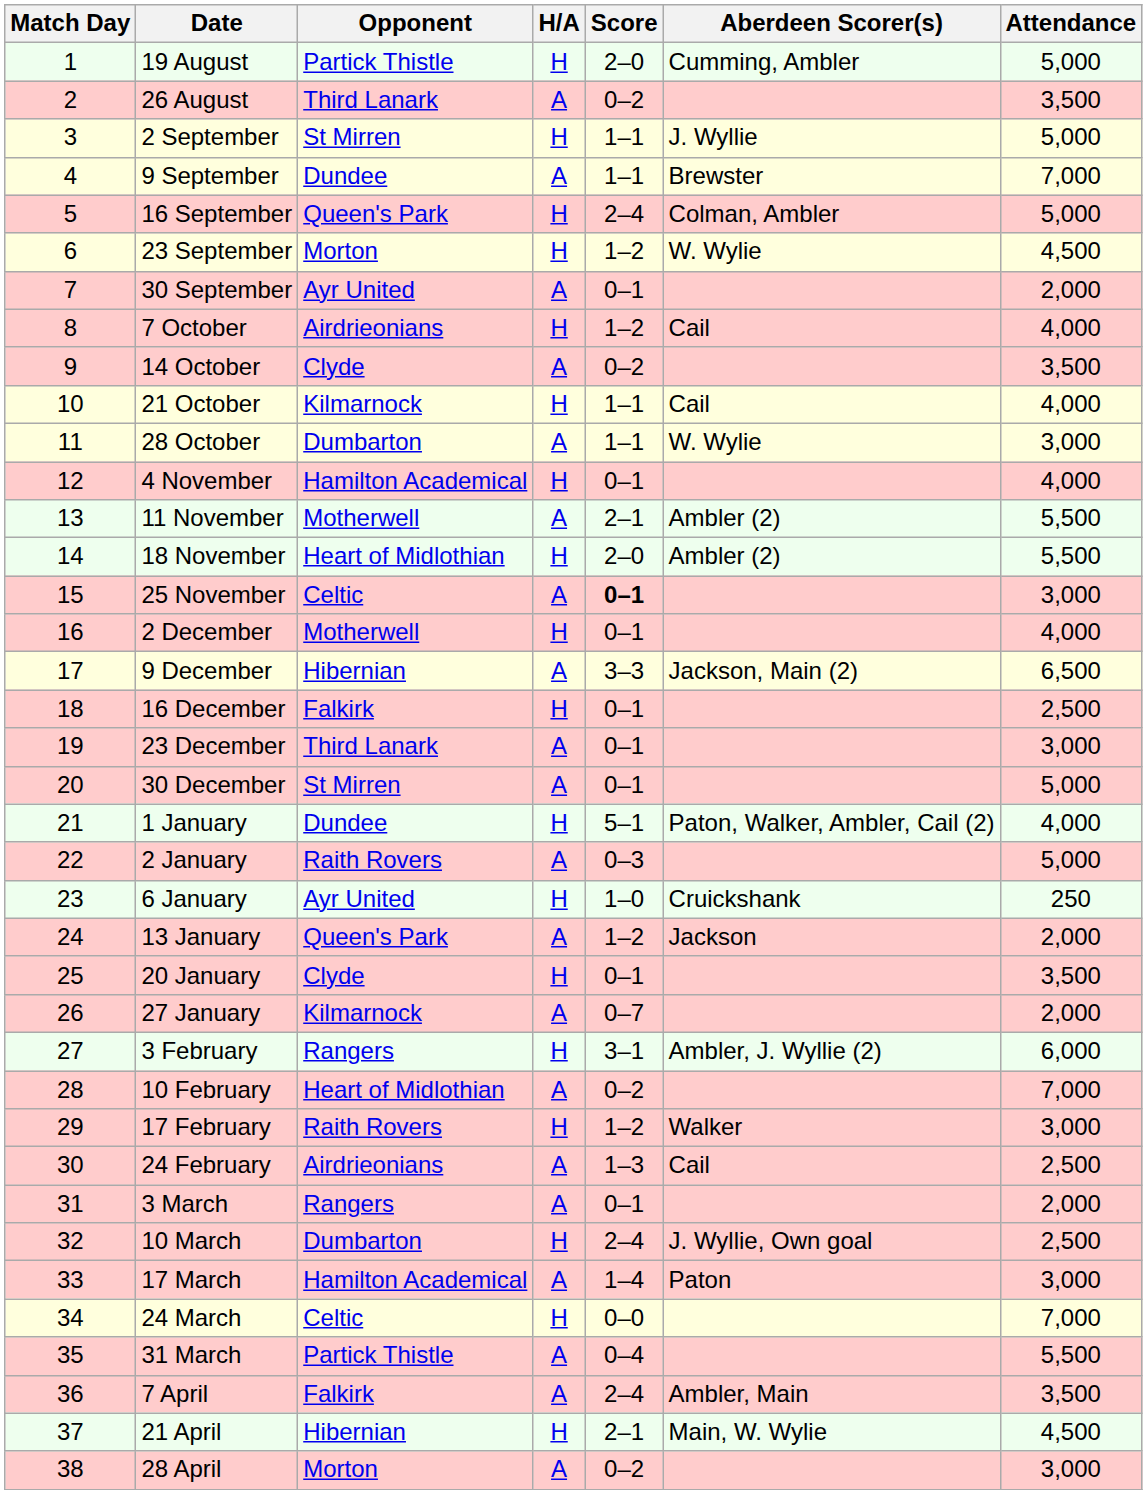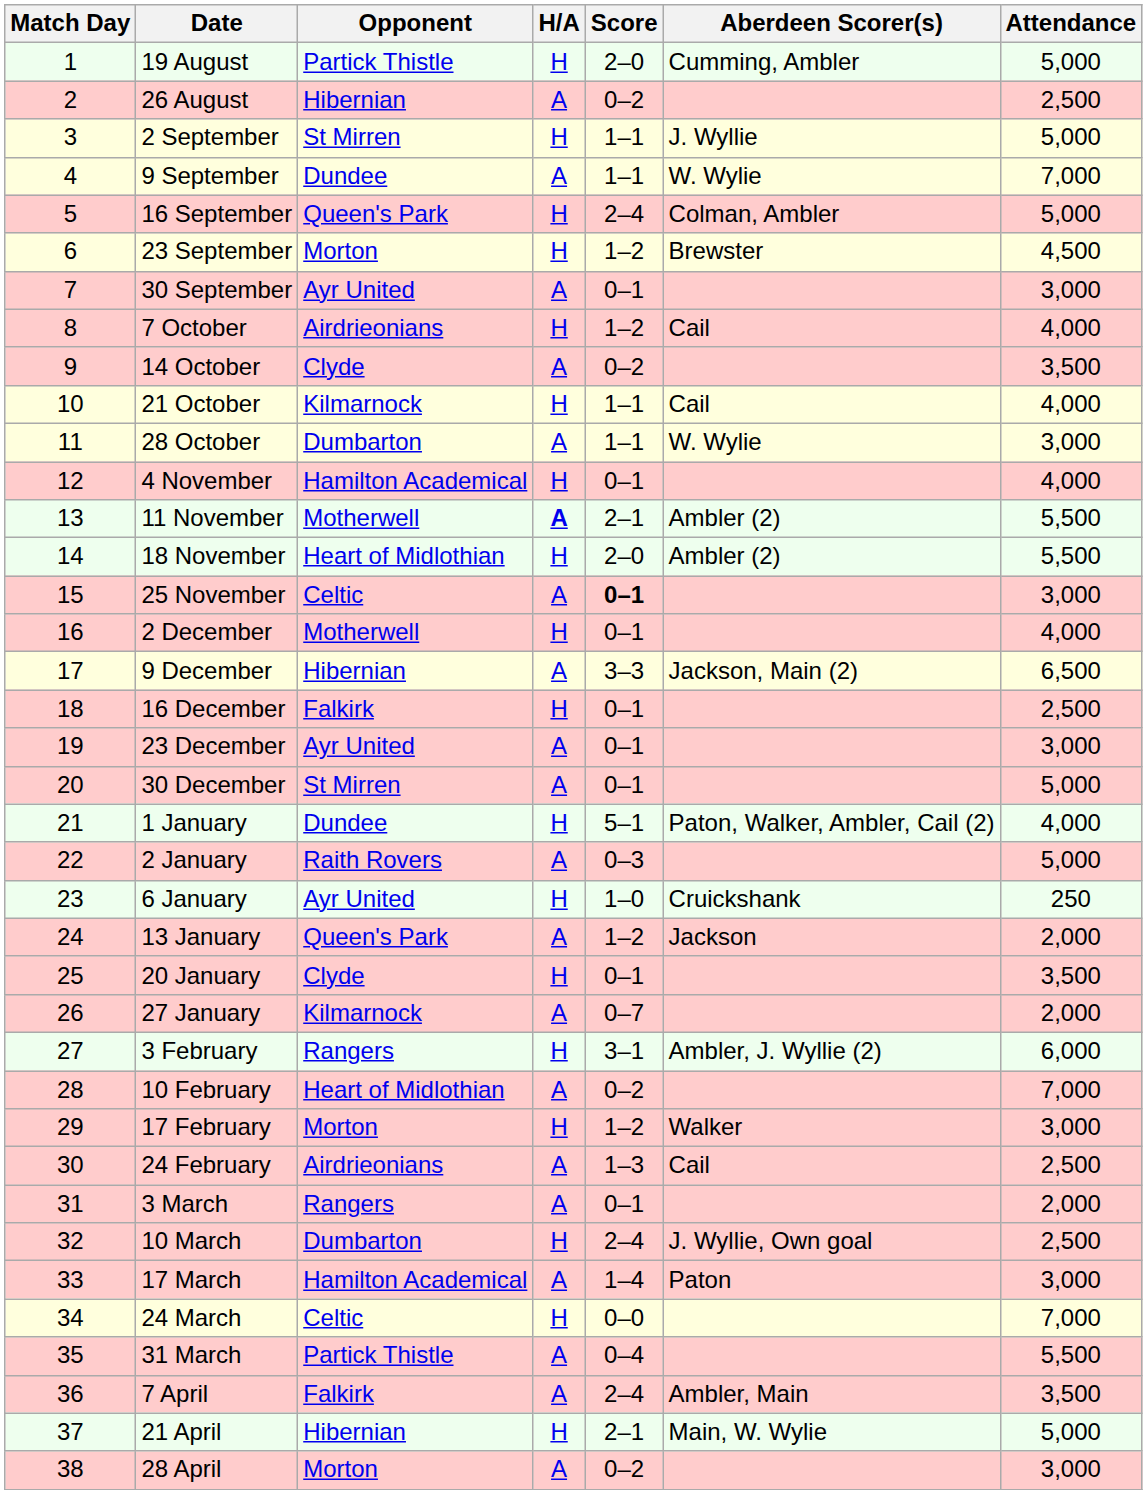(371, 99) Third Lanark -> (355, 99) Hibernian
(1071, 99) 3,500 -> (1071, 99) 2,500
(716, 175) Brewster -> (715, 175) W. Wylie
(715, 251) W. Wylie -> (716, 251) Brewster
(1071, 289) 2,000 -> (1071, 289) 3,000
(559, 518) normal -> (559, 518) bold
(371, 746) Third Lanark -> (359, 746) Ayr United
(373, 1127) Raith Rovers -> (341, 1127) Morton
(1071, 1431) 4,500 -> (1071, 1431) 5,000
